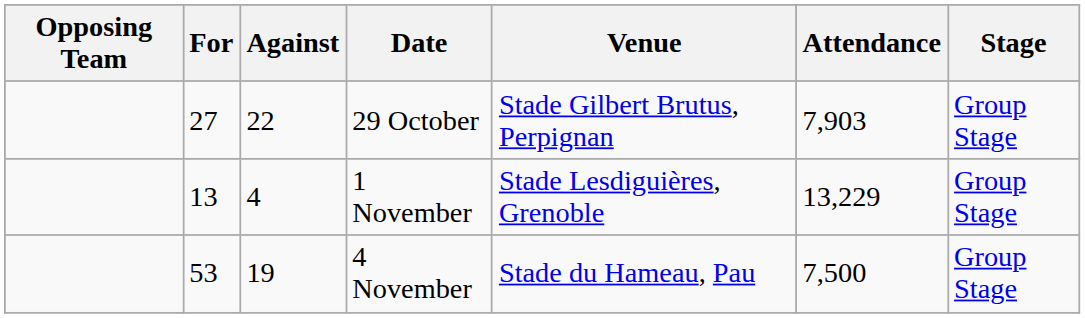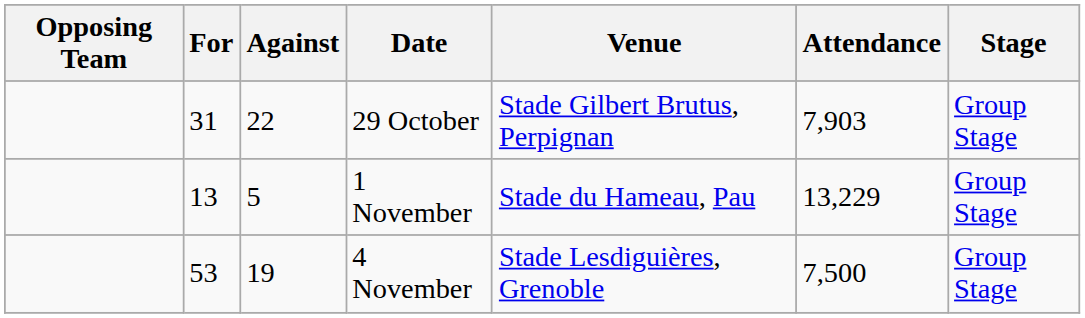(203, 119) 27 -> (203, 119) 31
(253, 196) 4 -> (253, 196) 5
(610, 196) Stade Lesdiguières, Grenoble -> (627, 196) Stade du Hameau, Pau
(627, 273) Stade du Hameau, Pau -> (610, 273) Stade Lesdiguières, Grenoble
